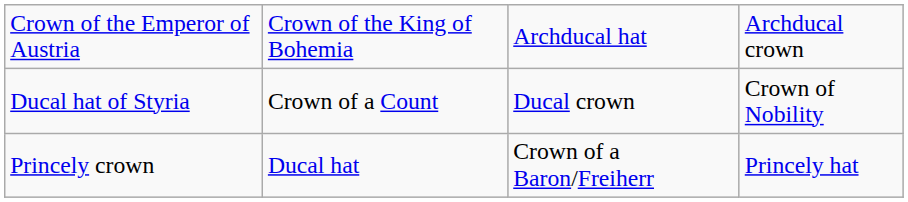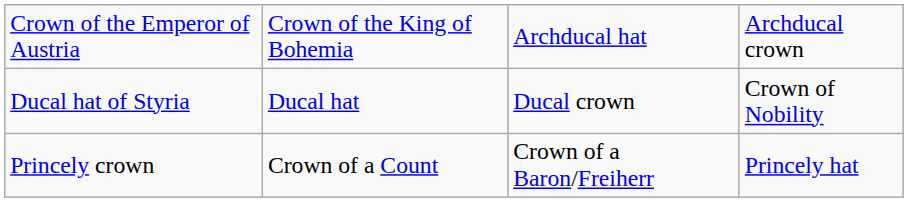(353, 100) Crown of a Count -> (314, 100) Ducal hat
(314, 164) Ducal hat -> (353, 164) Crown of a Count
